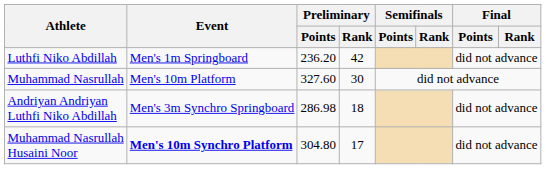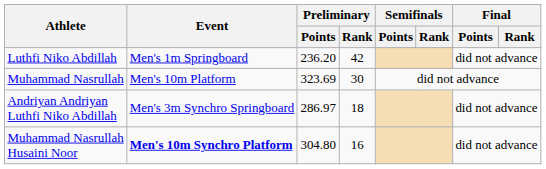(318, 79) 327.60 -> (318, 79) 323.69
(318, 108) 286.98 -> (318, 108) 286.97
(357, 145) 17 -> (357, 145) 16
